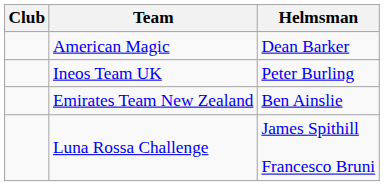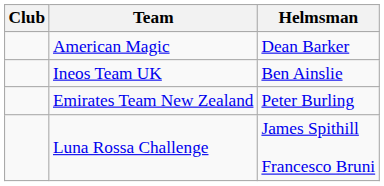(308, 73) Peter Burling -> (302, 73) Ben Ainslie
(302, 100) Ben Ainslie -> (308, 100) Peter Burling
